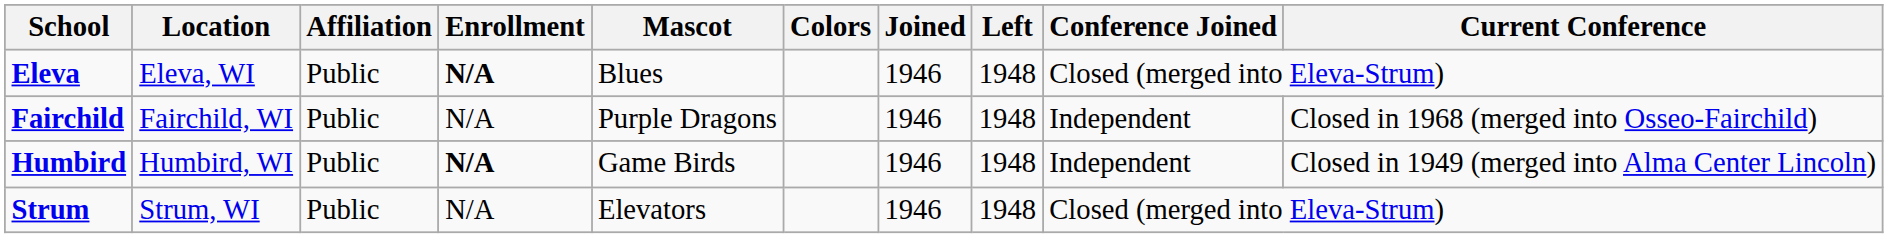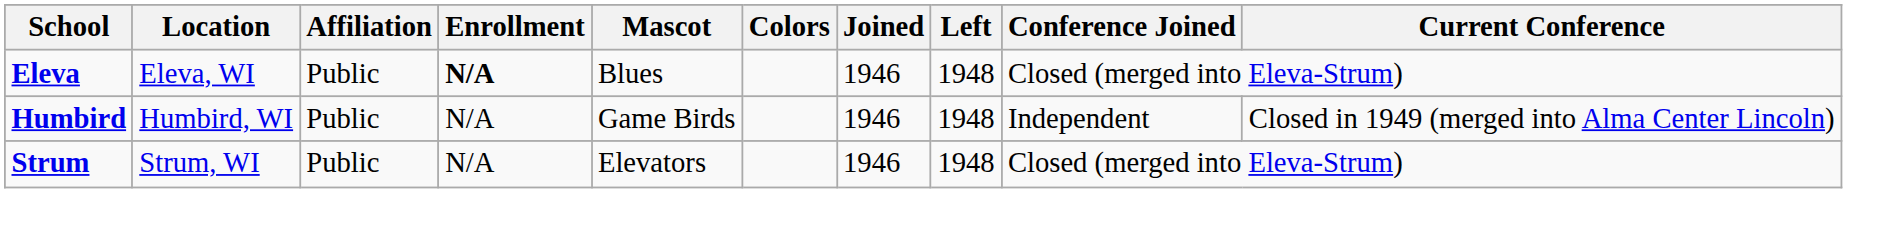- row: (68, 118)
(470, 163) bold -> (470, 118) normal
